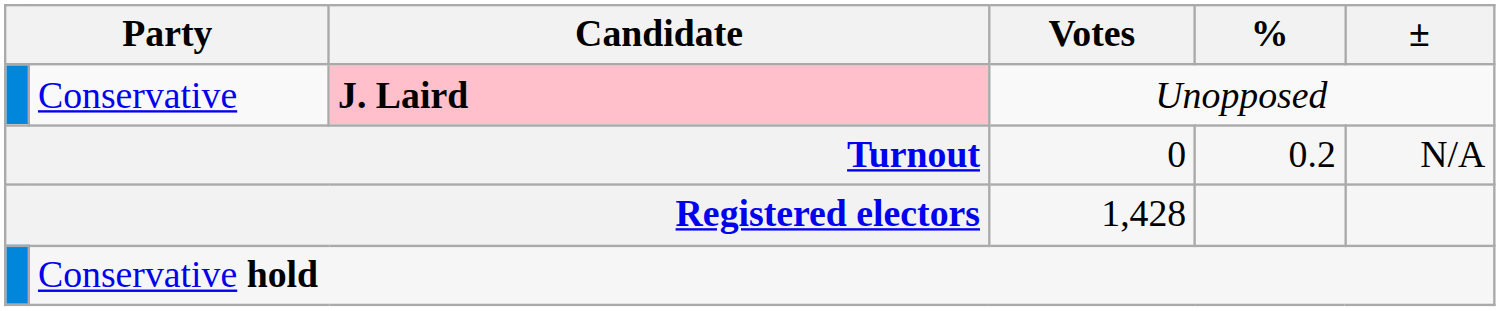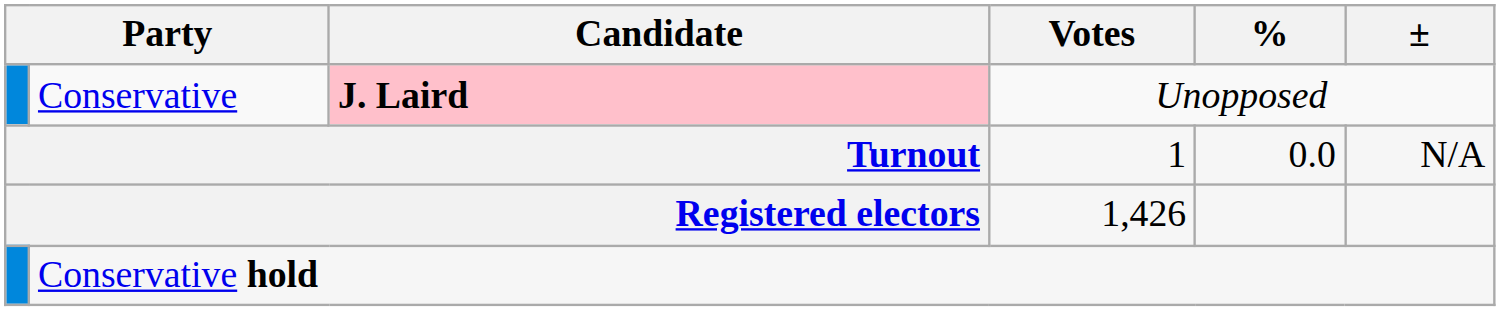(1177, 154) 0 -> (1177, 154) 1
(1312, 154) 0.2 -> (1312, 154) 0.0
(1144, 214) 1,428 -> (1144, 214) 1,426
